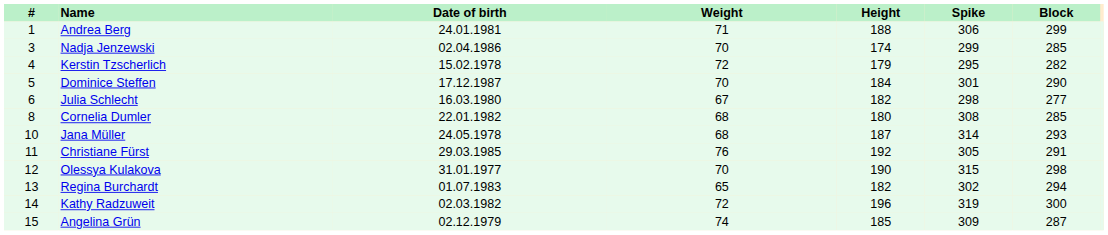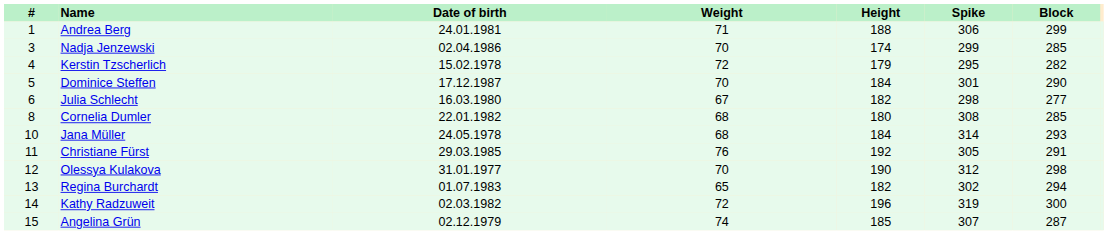(881, 135) 187 -> (881, 135) 184
(969, 169) 315 -> (969, 169) 312
(969, 222) 309 -> (969, 222) 307
